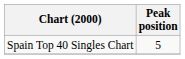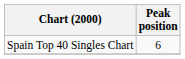(158, 44) 5 -> (158, 44) 6
